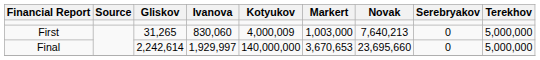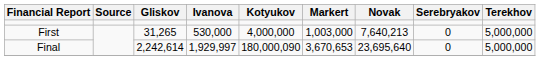(212, 33) 830,060 -> (212, 33) 530,000
(271, 33) 4,000,009 -> (271, 33) 4,000,000
(271, 48) 140,000,000 -> (271, 48) 180,000,090
(384, 48) 23,695,660 -> (384, 48) 23,695,640
